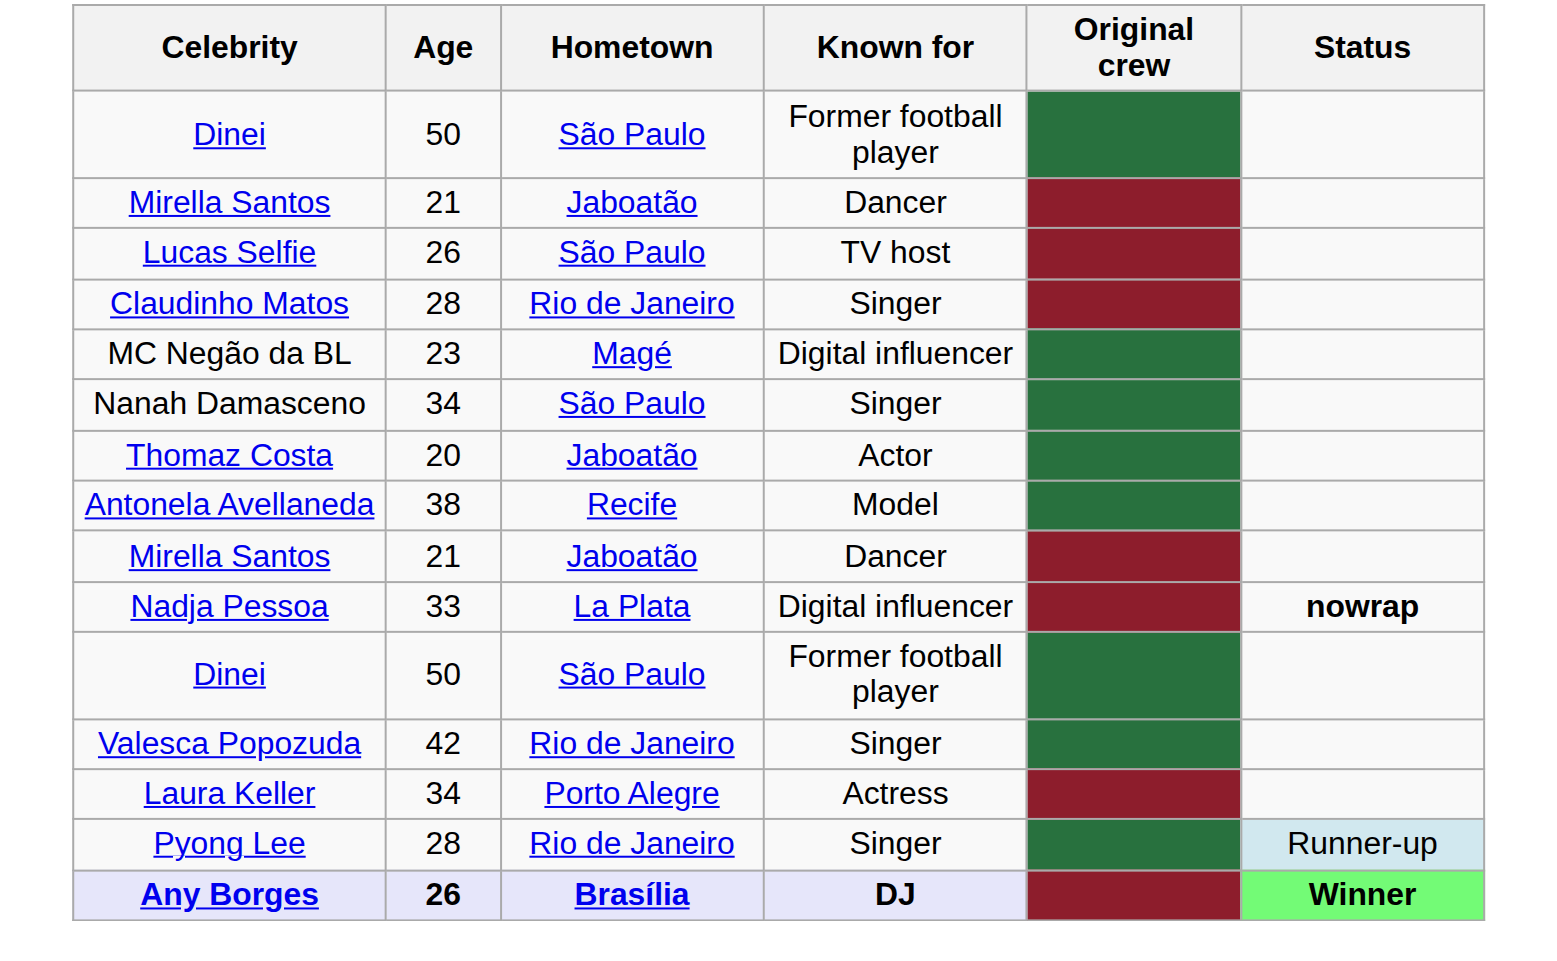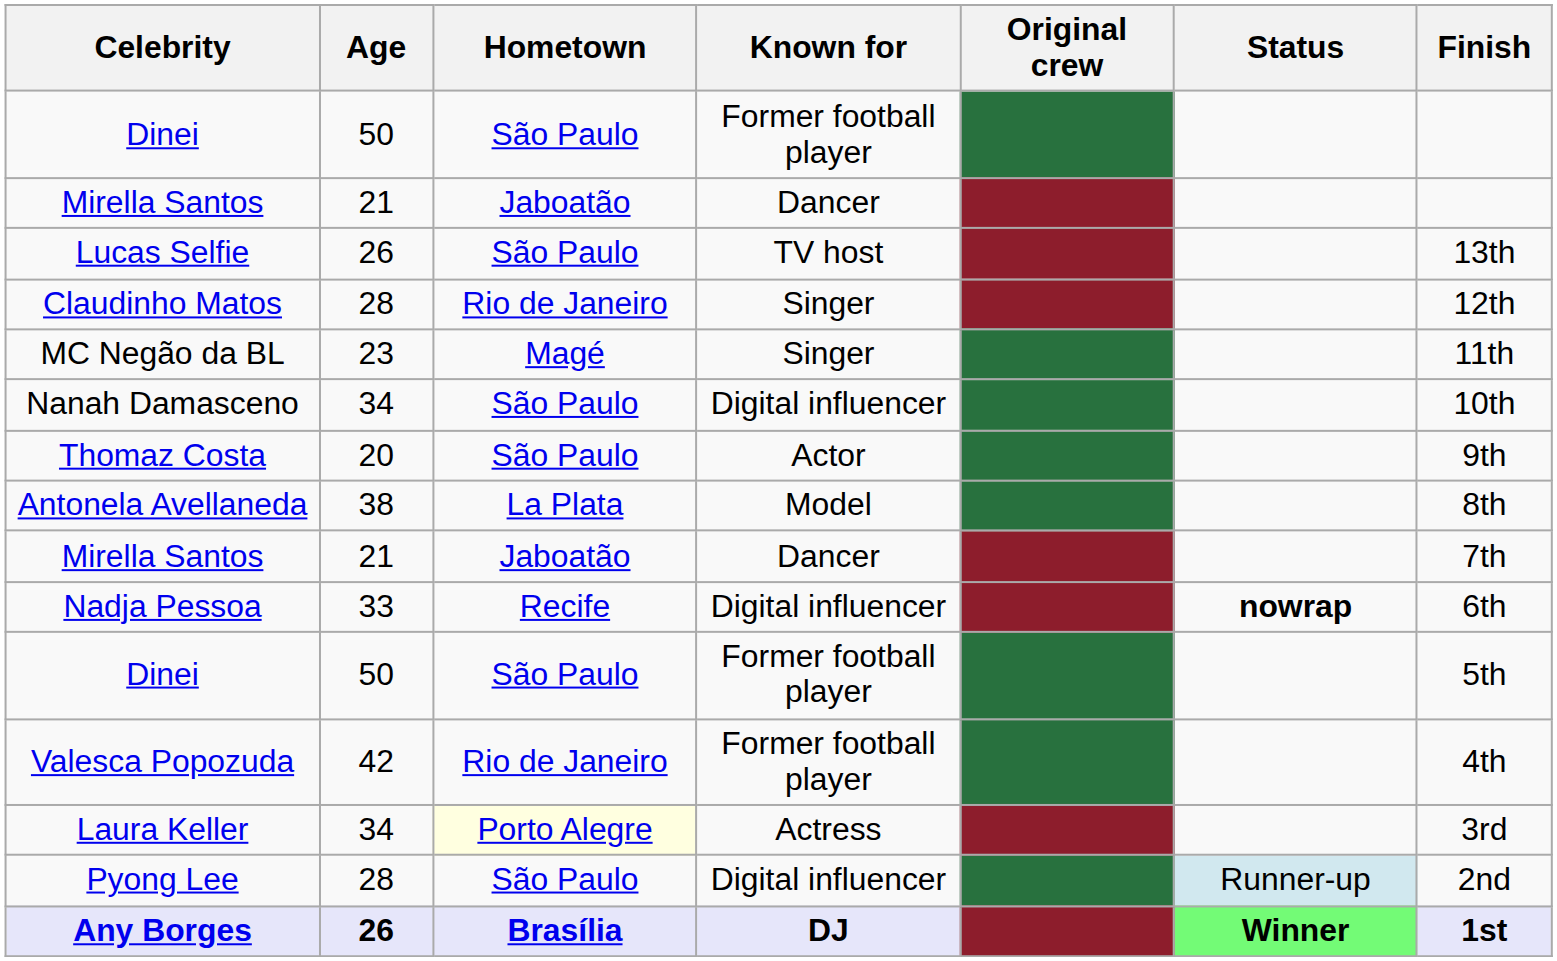+ column: (1484, 47)
(895, 353) Digital influencer -> (828, 353) Singer
(895, 404) Singer -> (828, 404) Digital influencer
(632, 454) Jaboatão -> (565, 454) São Paulo
(632, 505) Recife -> (565, 505) La Plata
(632, 606) La Plata -> (565, 606) Recife
(895, 743) Singer -> (828, 761) Former football player
(632, 793) no background -> (565, 829) lightyellow background
(632, 844) Rio de Janeiro -> (565, 879) São Paulo
(895, 844) Singer -> (828, 879) Digital influencer
